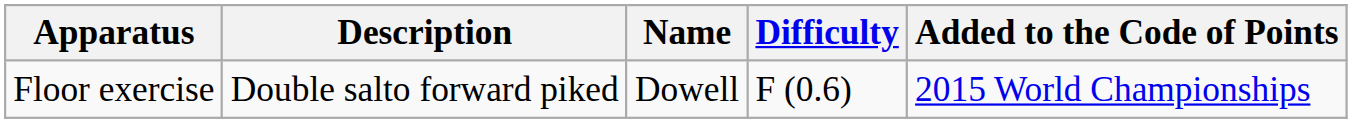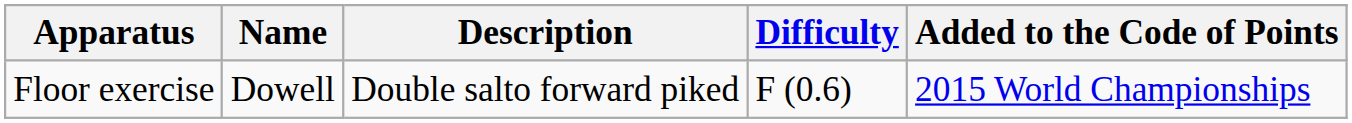columns swapped: (687, 32) <-> (425, 32)
